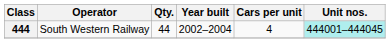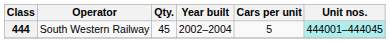(164, 29) 44 -> (164, 29) 45
(269, 29) 4 -> (269, 29) 5
